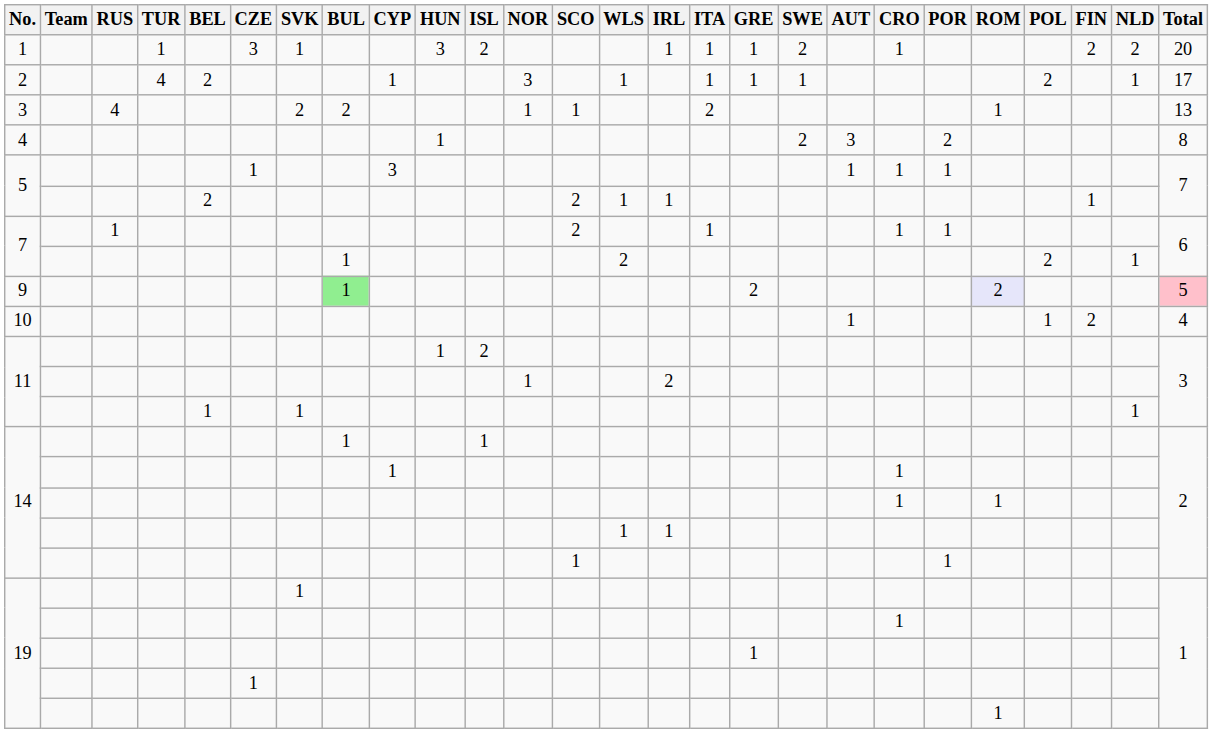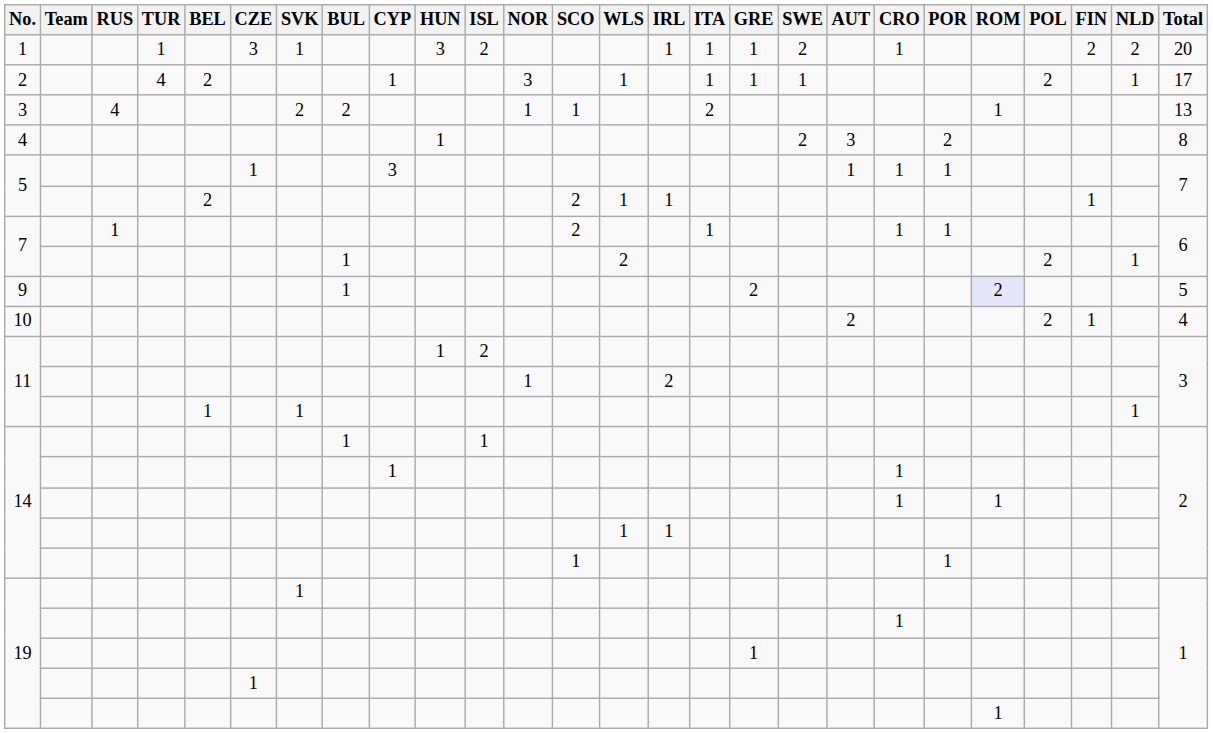(346, 290) lightgreen background -> (346, 290) no background
(1183, 290) pink background -> (1183, 290) no background
(851, 321) 1 -> (851, 321) 2
(1048, 321) 1 -> (1048, 321) 2
(1091, 321) 2 -> (1091, 321) 1
